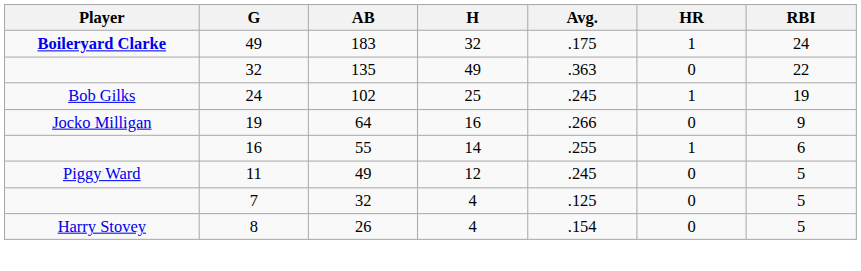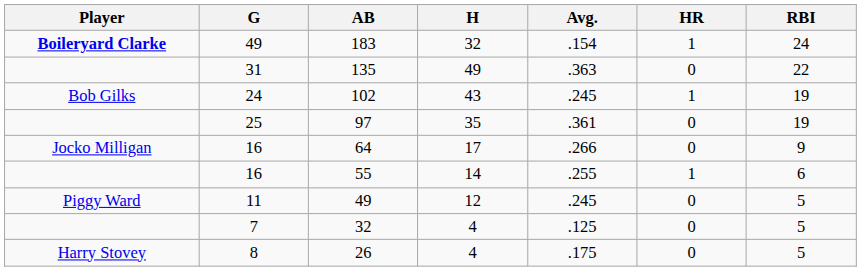(582, 43) .175 -> (582, 43) .154
(254, 69) 32 -> (254, 69) 31
(473, 95) 25 -> (473, 95) 43
+ row: (363, 122)
(254, 122) 19 -> (254, 148) 16
(473, 122) 16 -> (473, 148) 17
(582, 226) .154 -> (582, 252) .175
